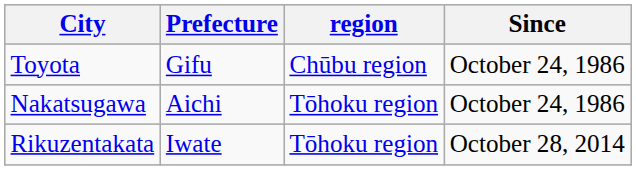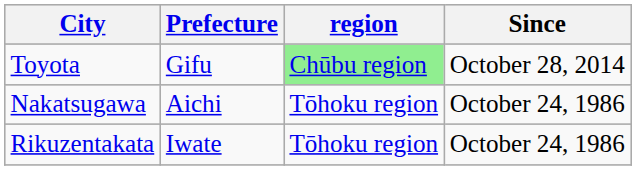(358, 64) no background -> (358, 64) lightgreen background
(537, 64) October 24, 1986 -> (537, 64) October 28, 2014
(537, 143) October 28, 2014 -> (537, 143) October 24, 1986
